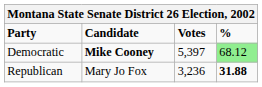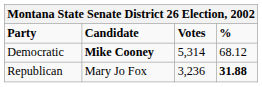(191, 52) 5,397 -> (191, 52) 5,314
(233, 52) lightgreen background -> (233, 52) no background
